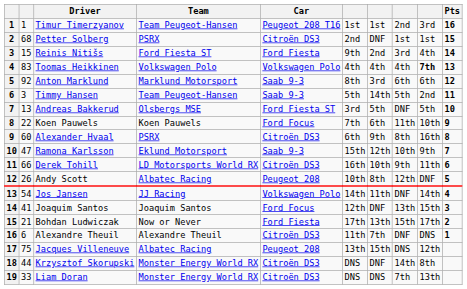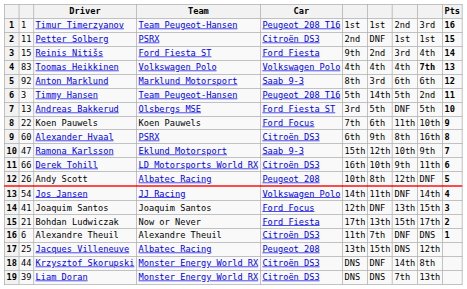(26, 40) 68 -> (26, 40) 11
(283, 95) Saab 9-3 -> (301, 95) Peugeot 208 T16
(26, 250) 75 -> (26, 250) 25
(26, 278) 33 -> (26, 278) 39
